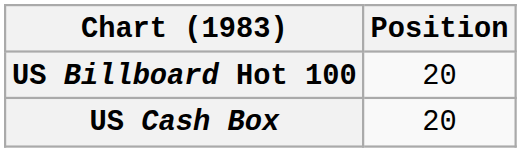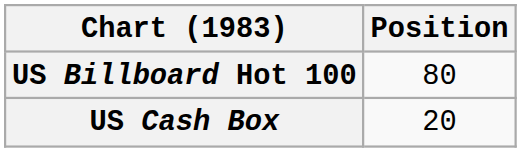(439, 75) 20 -> (439, 75) 80
